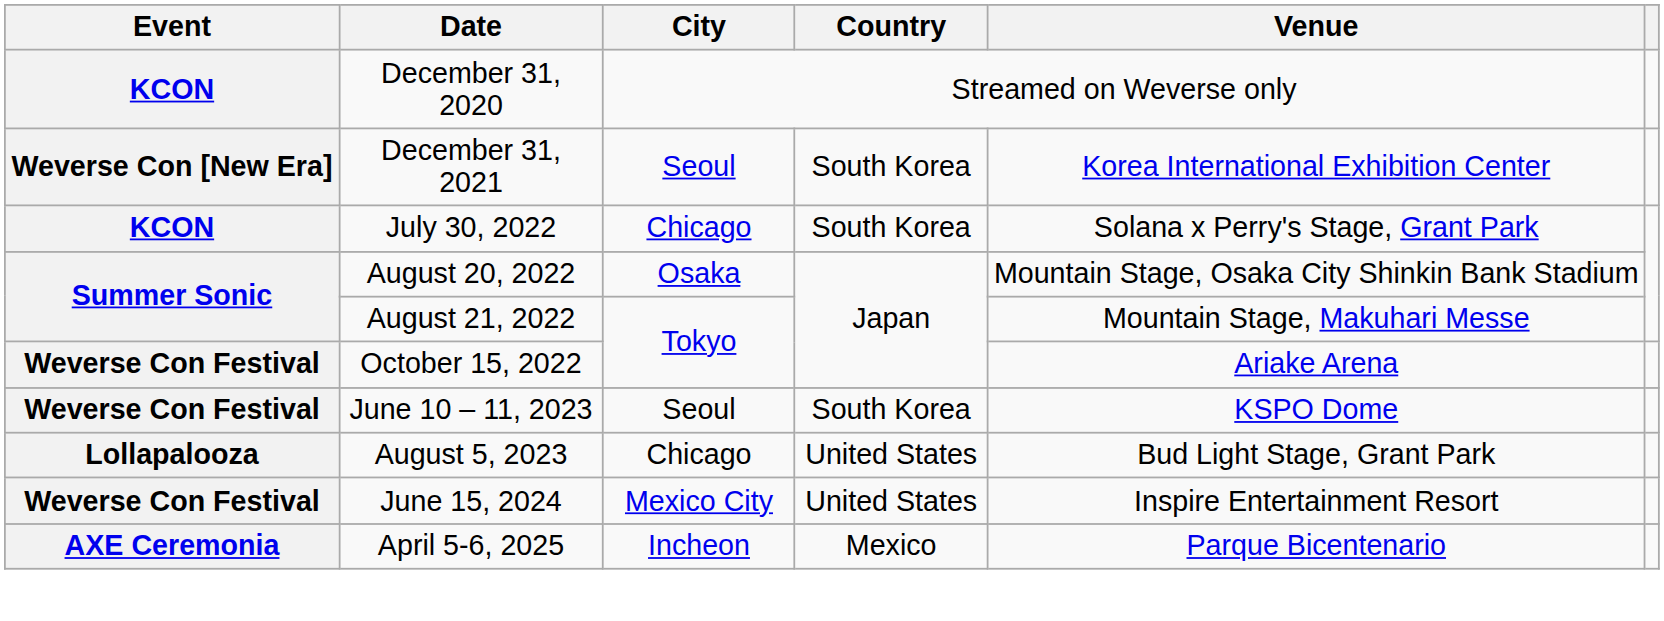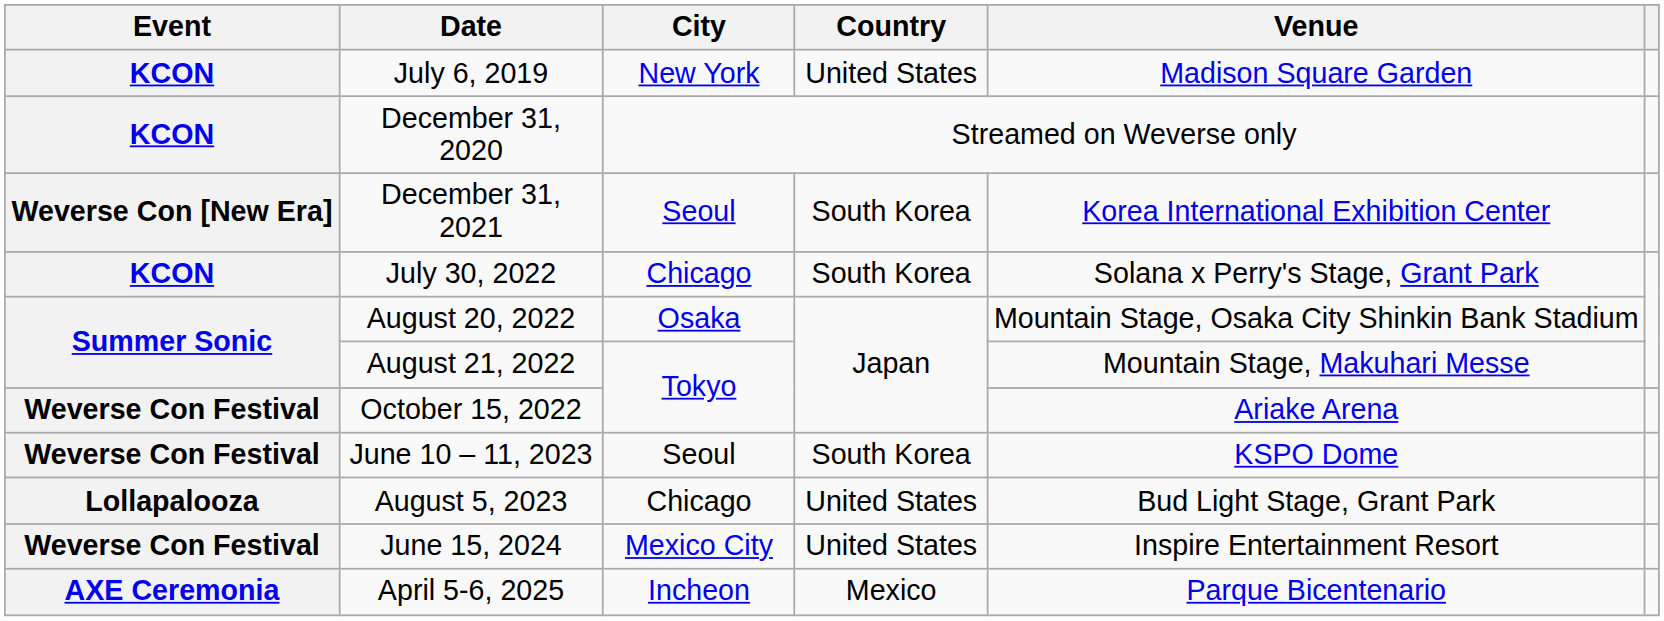+ row: (471, 72)
